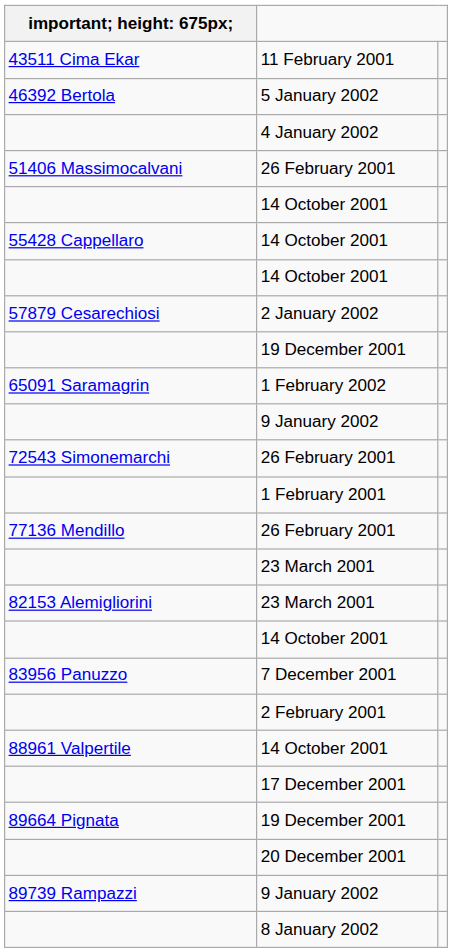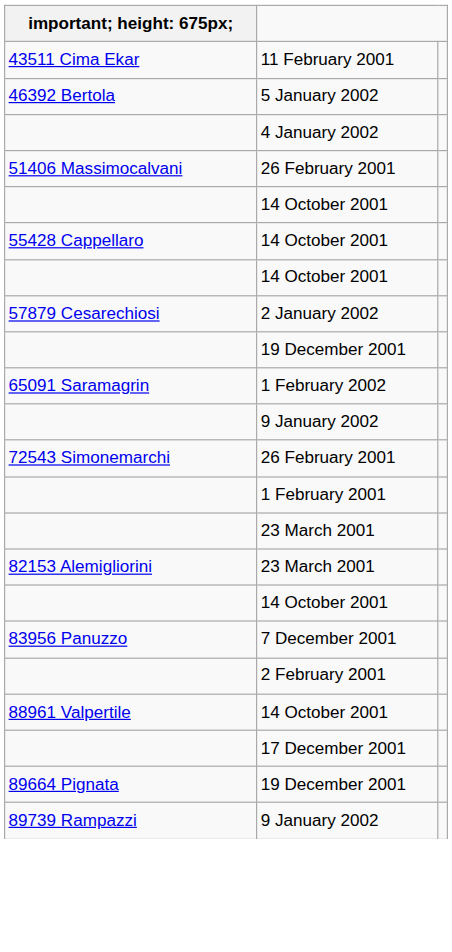- row: (67, 530)
- row: (131, 857)
- row: (131, 929)
